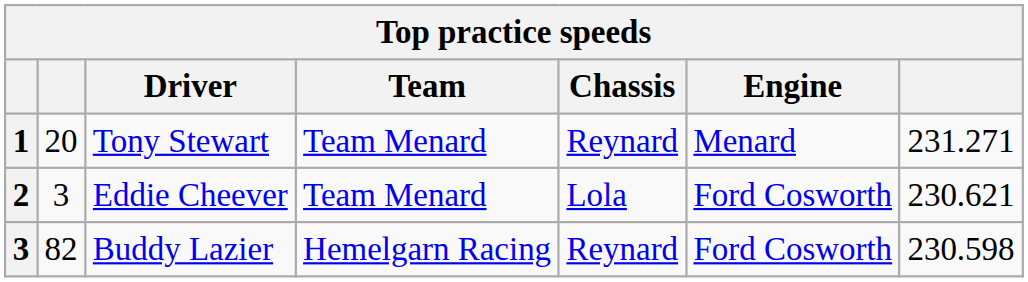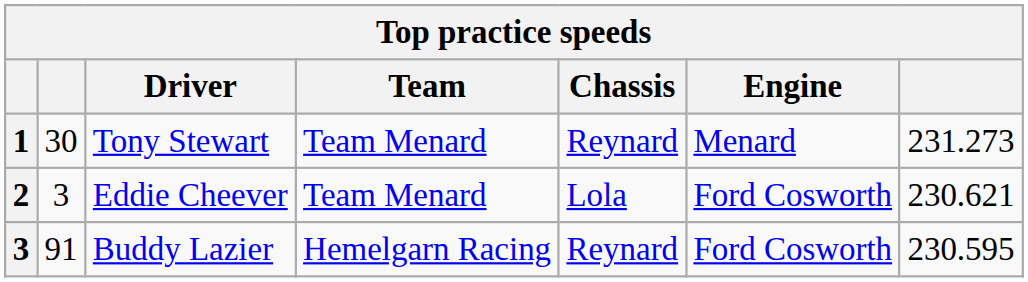(61, 140) 20 -> (61, 140) 30
(961, 140) 231.271 -> (961, 140) 231.273
(61, 249) 82 -> (61, 249) 91
(961, 249) 230.598 -> (961, 249) 230.595
